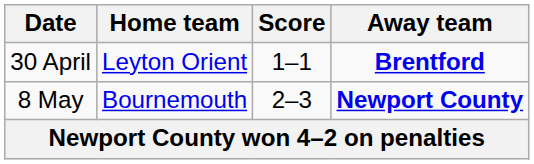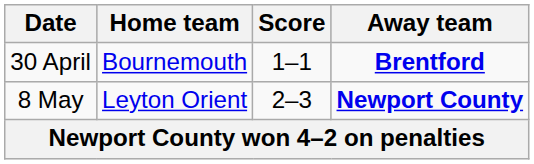(175, 61) Leyton Orient -> (175, 61) Bournemouth
(175, 100) Bournemouth -> (175, 100) Leyton Orient
